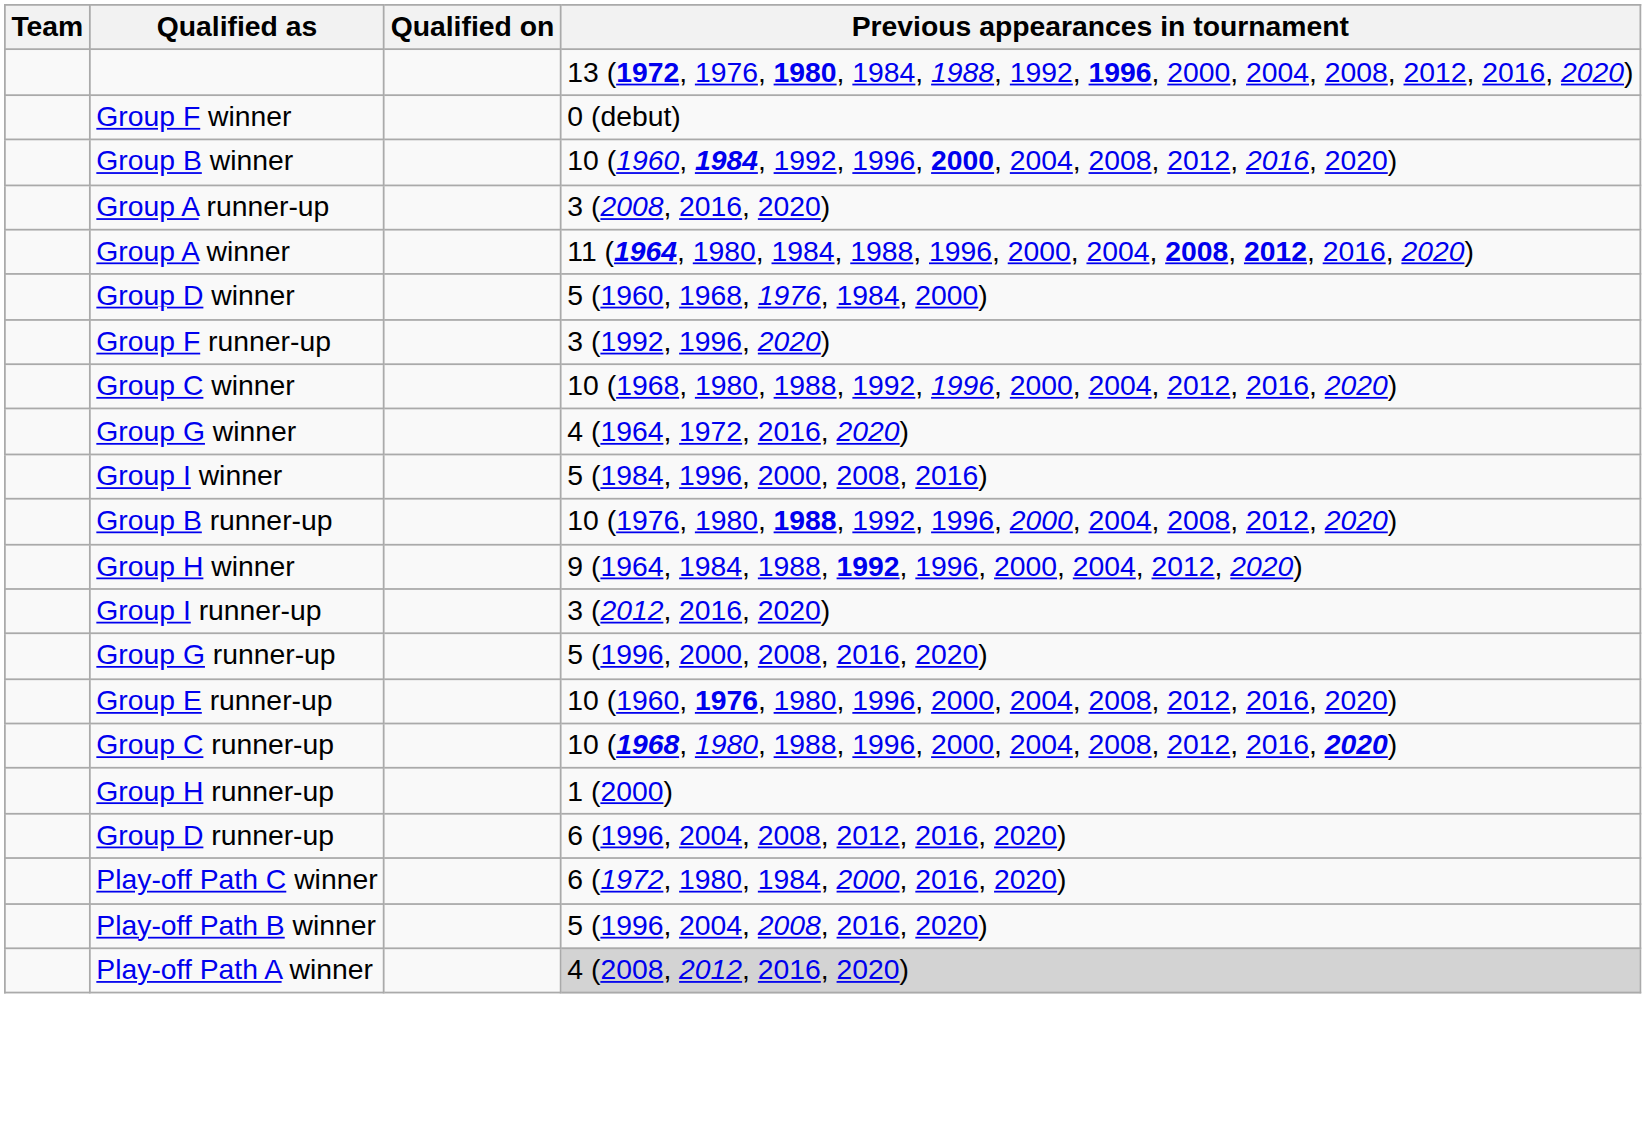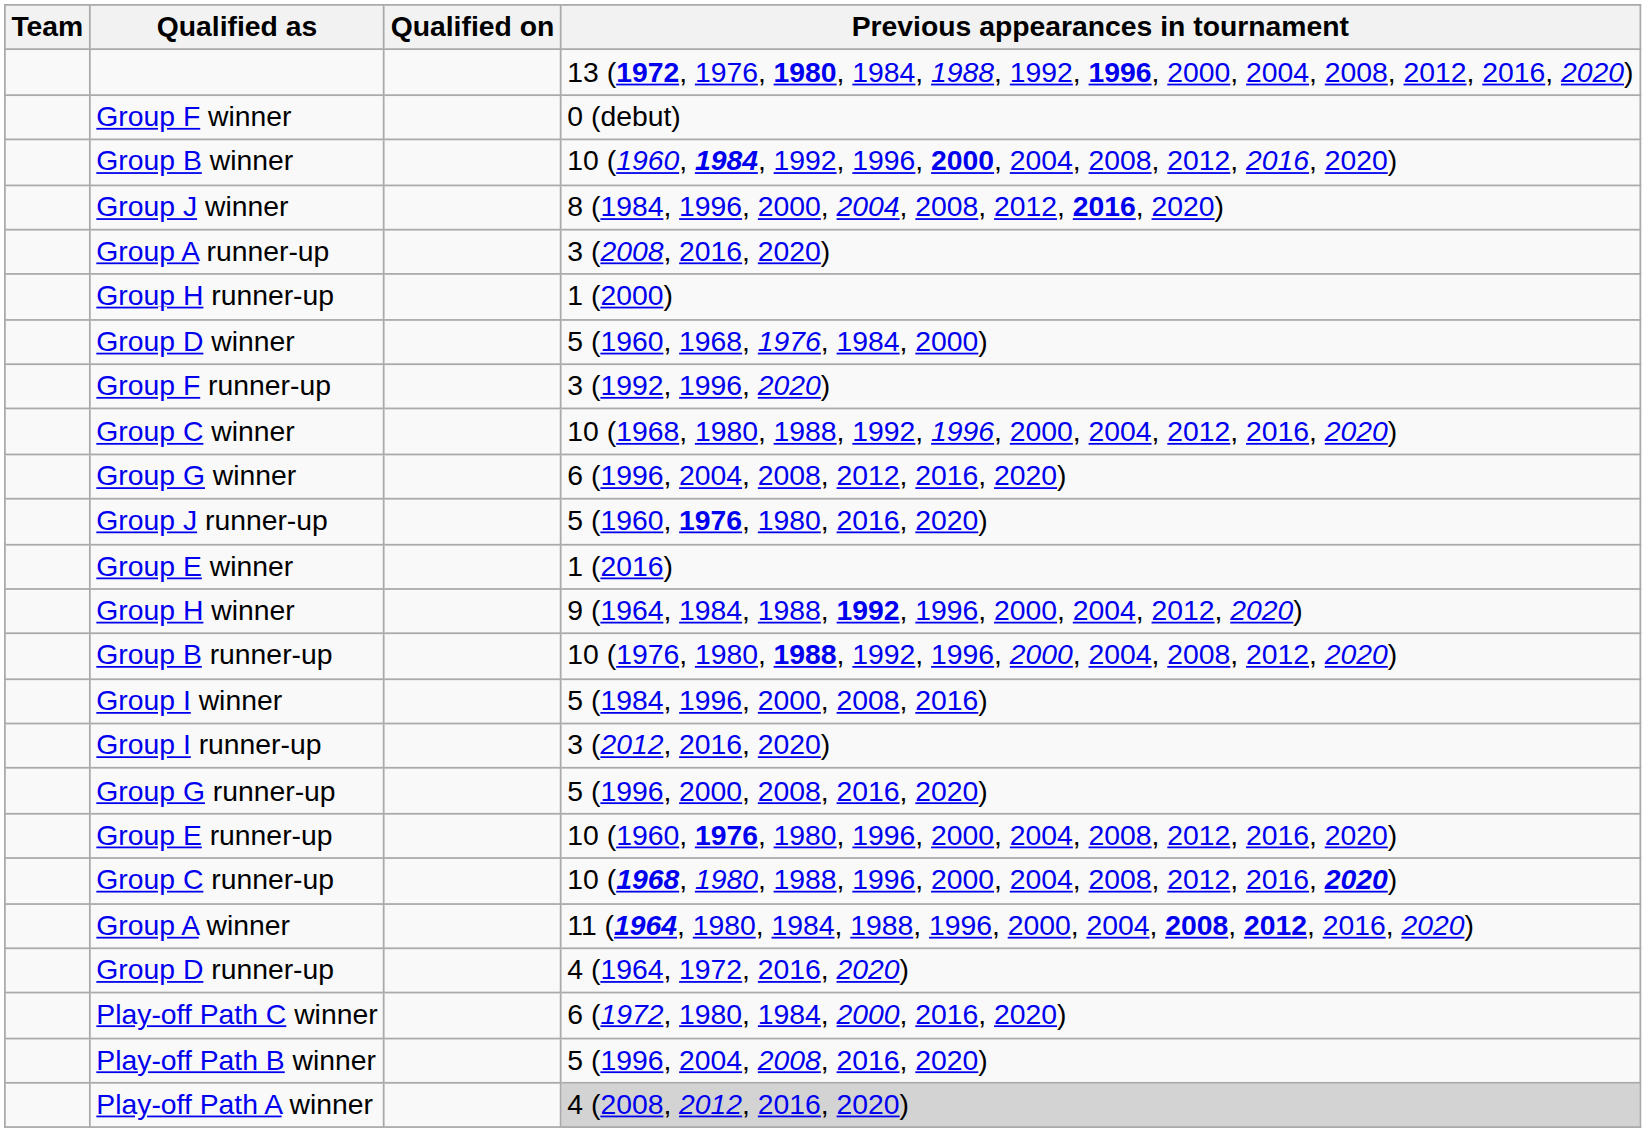+ row: (192, 206)
rows swapped: (193, 251) <-> (215, 790)
(738, 431) 4 (1964, 1972, 2016, 2020) -> (817, 476) 6 (1996, 2004, 2008, 2012, 2016, 2020)
+ row: (212, 521)
+ row: (195, 565)
rows swapped: (196, 565) <-> (189, 476)
(817, 835) 6 (1996, 2004, 2008, 2012, 2016, 2020) -> (738, 970) 4 (1964, 1972, 2016, 2020)
